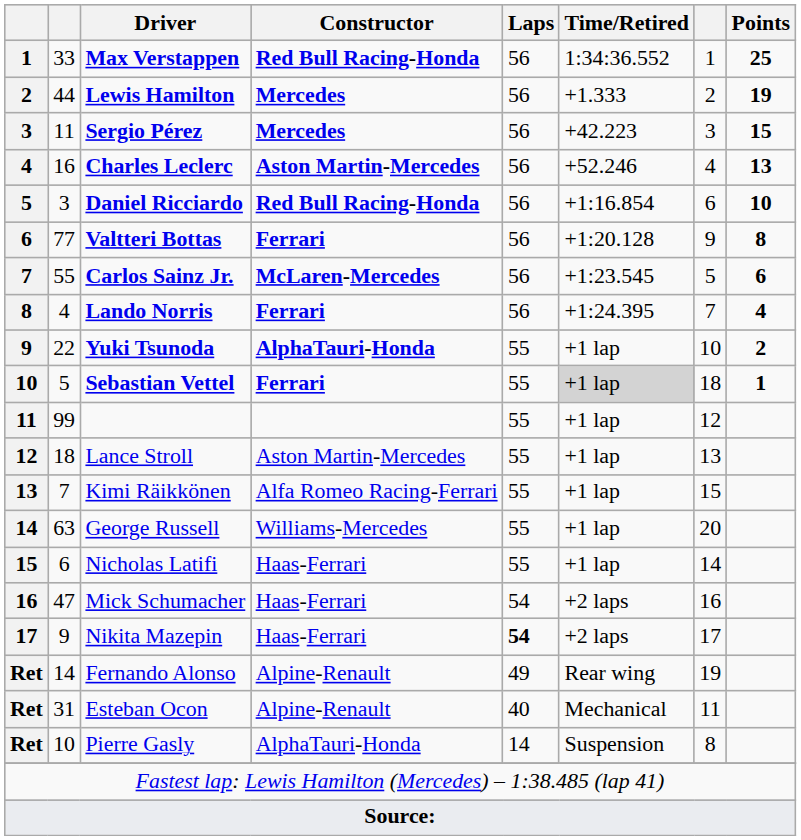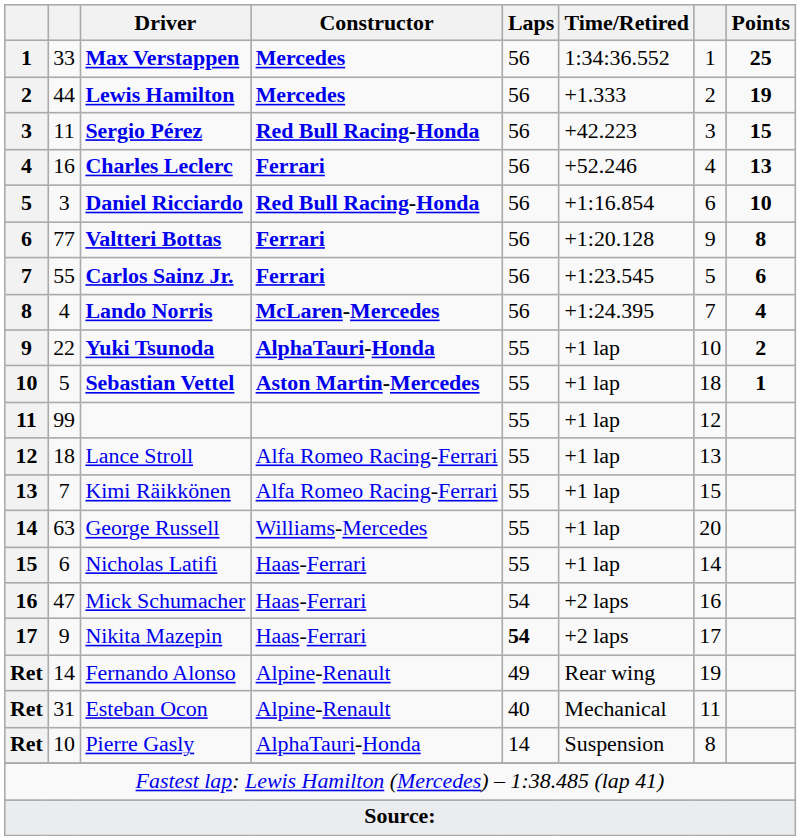(368, 58) Red Bull Racing-Honda -> (300, 58) Mercedes
(300, 130) Mercedes -> (368, 130) Red Bull Racing-Honda
(368, 166) Aston Martin-Mercedes -> (290, 166) Ferrari
(348, 275) McLaren-Mercedes -> (290, 275) Ferrari
(290, 311) Ferrari -> (348, 311) McLaren-Mercedes
(290, 383) Ferrari -> (368, 383) Aston Martin-Mercedes
(592, 383) lightgrey background -> (592, 383) no background
(360, 455) Aston Martin-Mercedes -> (377, 455) Alfa Romeo Racing-Ferrari
